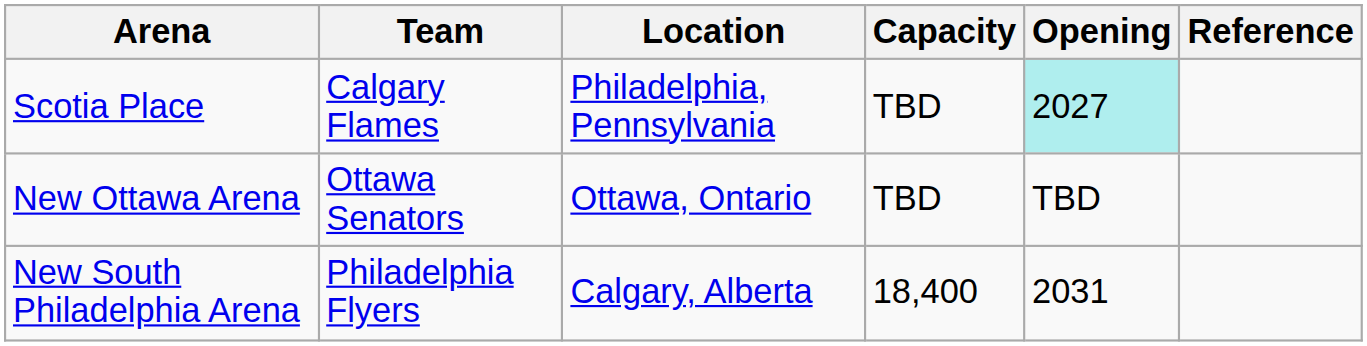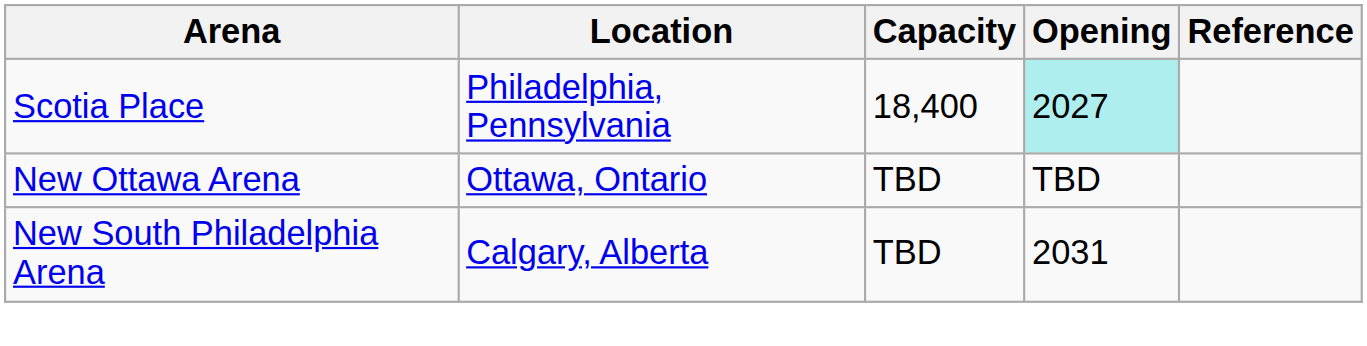- column: (440, 31)
(907, 105) TBD -> (925, 105) 18,400
(925, 292) 18,400 -> (907, 253) TBD
